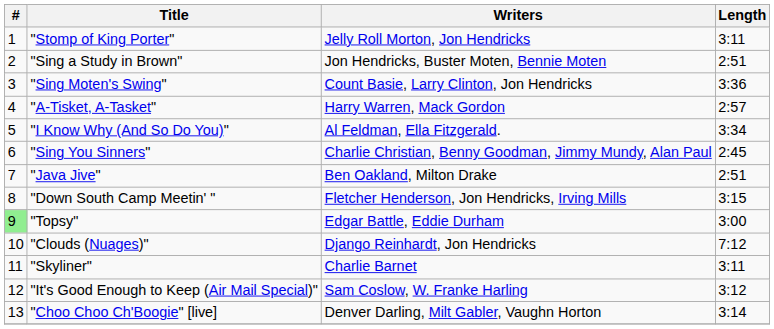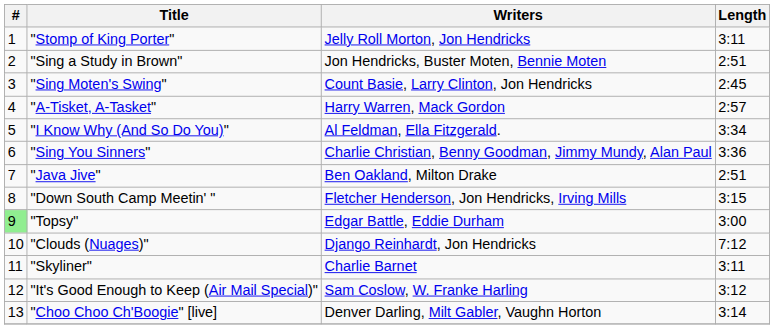(732, 84) 3:36 -> (732, 84) 2:45
(732, 152) 2:45 -> (732, 152) 3:36
